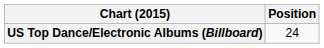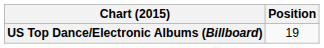(292, 33) 24 -> (292, 33) 19
